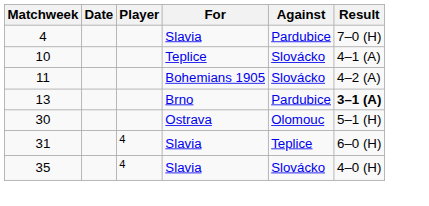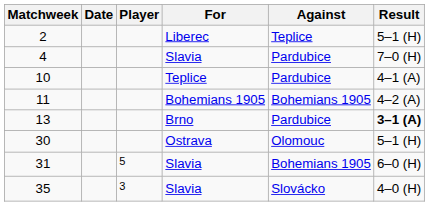+ row: (43, 36)
(298, 57) Slovácko -> (301, 78) Pardubice
(298, 78) Slovácko -> (321, 99) Bohemians 1905
(122, 140) 4 -> (122, 161) 5
(292, 143) Teplice -> (321, 164) Bohemians 1905
(122, 165) 4 -> (122, 186) 3
